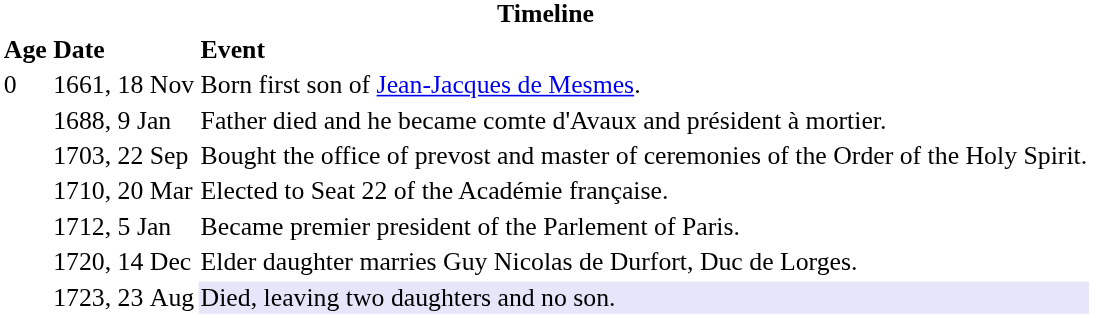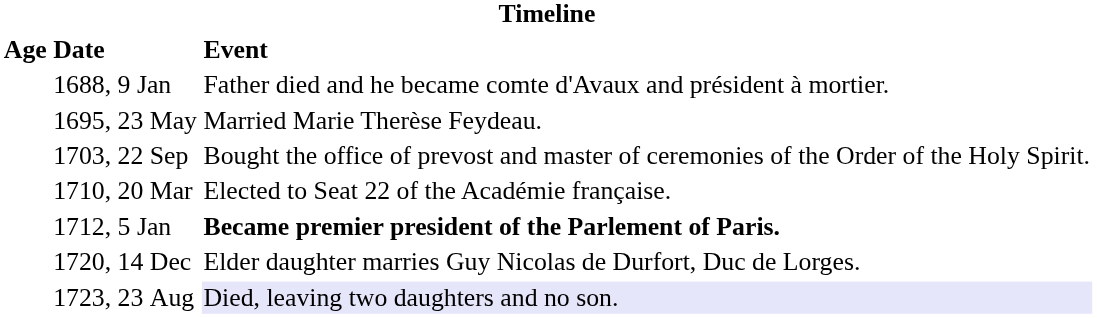- row: (124, 84)
+ row: (125, 120)
(470, 226) normal -> (492, 226) bold
